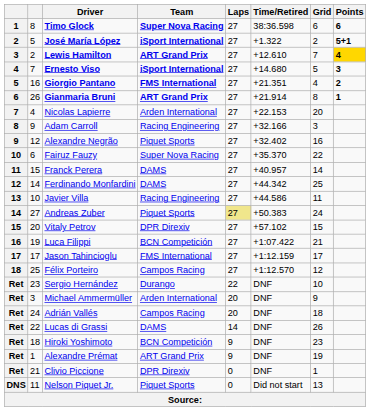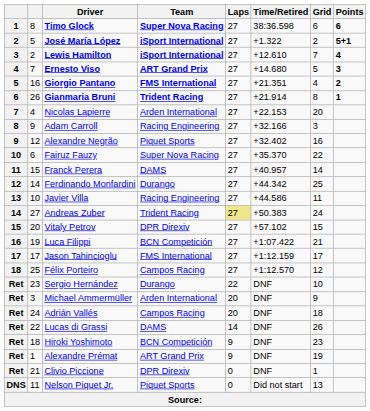(174, 54) ART Grand Prix -> (182, 54) iSport International
(338, 54) gold background -> (338, 54) no background
(182, 69) iSport International -> (174, 69) ART Grand Prix
(174, 97) ART Grand Prix -> (172, 97) Trident Racing
(153, 183) DAMS -> (157, 183) Durango
(167, 212) Piquet Sports -> (169, 212) Trident Racing
